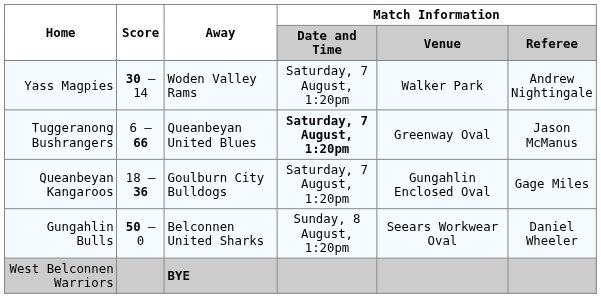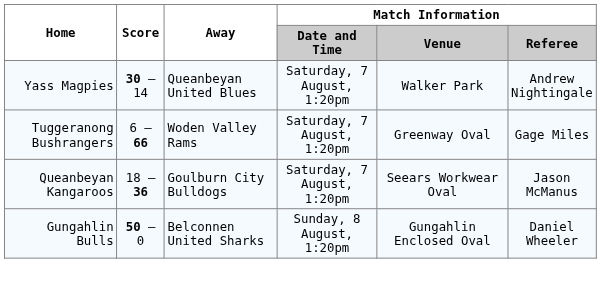(212, 85) Woden Valley Rams -> (212, 85) Queanbeyan United Blues
(212, 135) Queanbeyan United Blues -> (212, 135) Woden Valley Rams
(327, 135) bold -> (327, 135) normal
(552, 135) Jason McManus -> (552, 135) Gage Miles
(442, 184) Gungahlin Enclosed Oval -> (442, 184) Seears Workwear Oval
(552, 184) Gage Miles -> (552, 184) Jason McManus
(442, 233) Seears Workwear Oval -> (442, 233) Gungahlin Enclosed Oval
- row: (62, 276)
